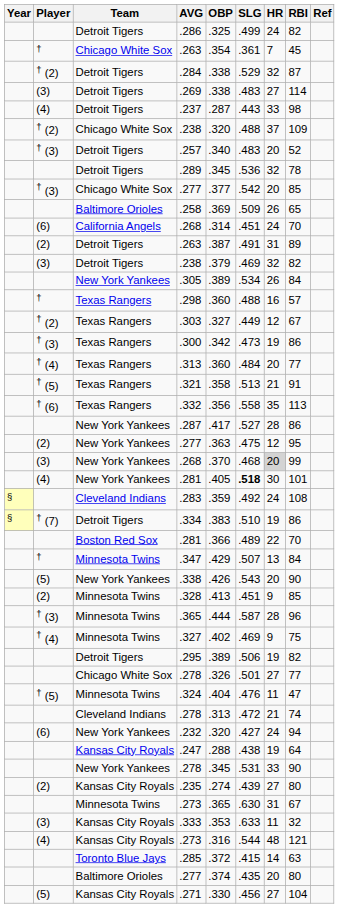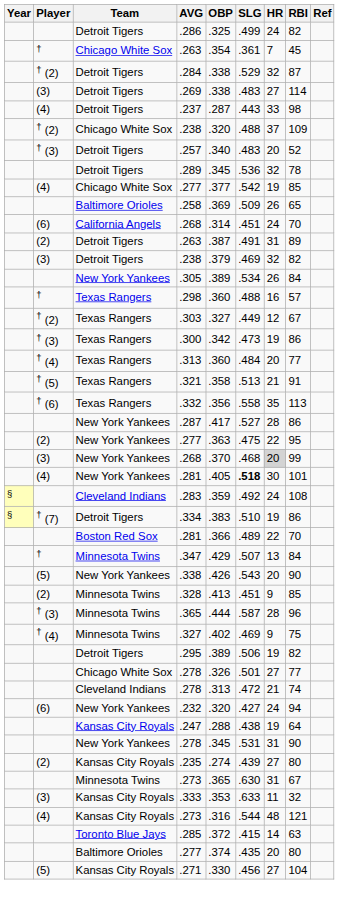(47, 189) † (3) -> (43, 187) (4)
(273, 189) 20 -> (273, 187) 19
(273, 443) 12 -> (273, 440) 22
- row: (118, 694)
(273, 768) 33 -> (273, 744) 31
